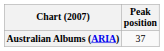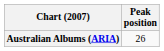(140, 38) 37 -> (140, 38) 26
